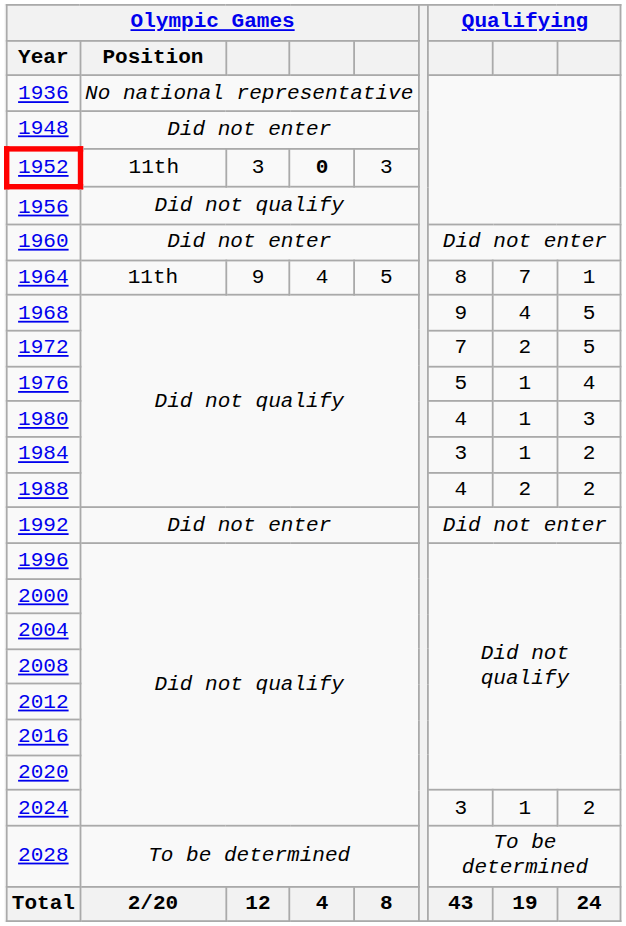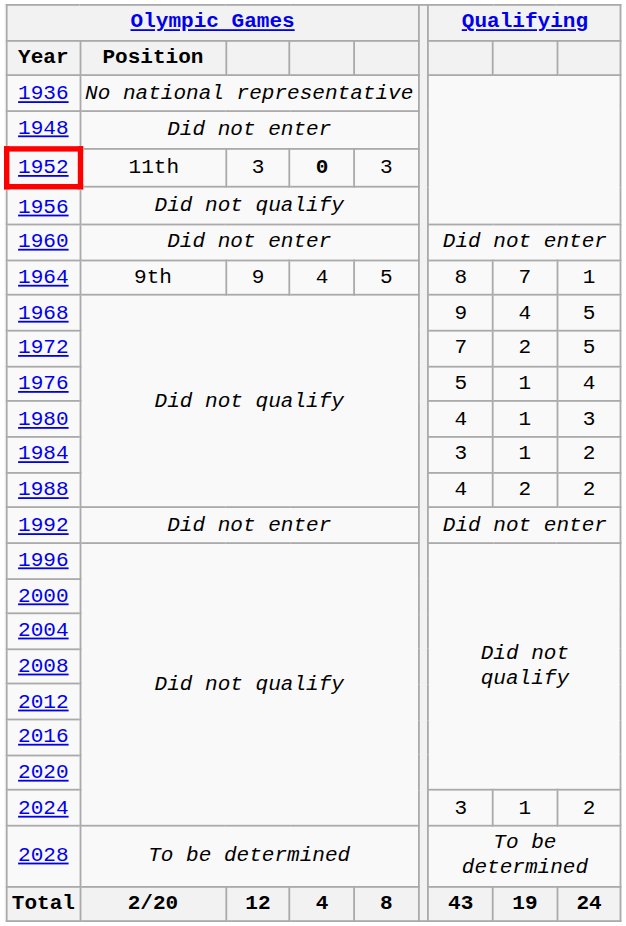(153, 277) 11th -> (153, 277) 9th
